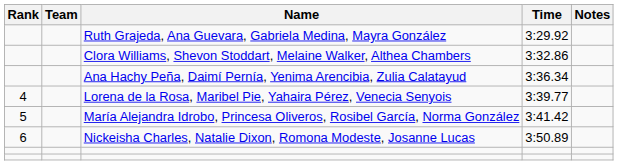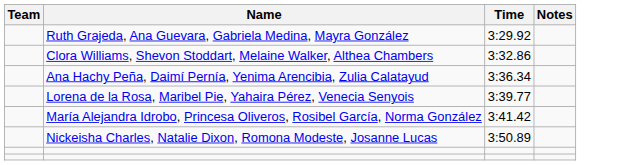- column: (23, 15)
